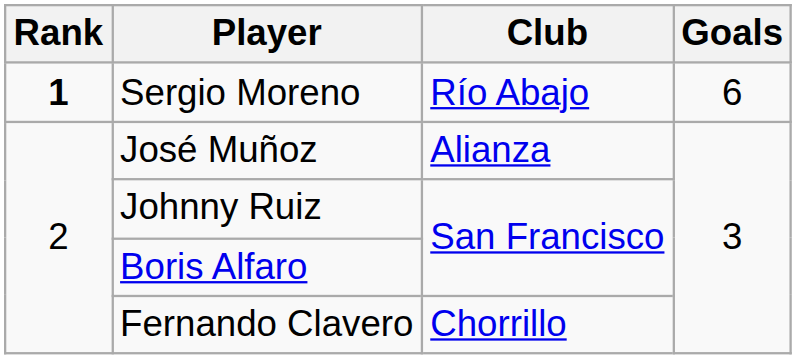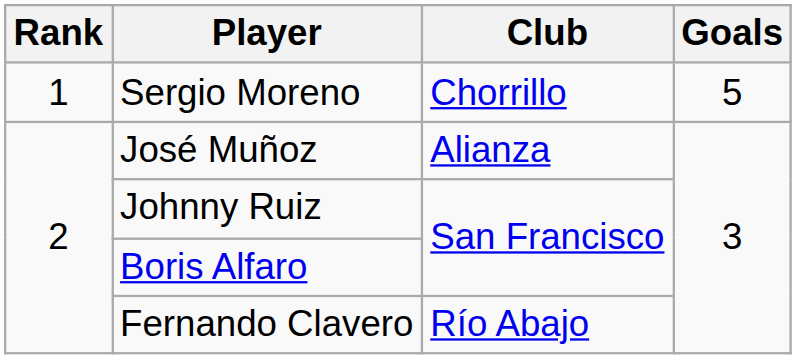(58, 91) bold -> (58, 91) normal
(510, 91) Río Abajo -> (498, 91) Chorrillo
(732, 91) 6 -> (732, 91) 5
(498, 324) Chorrillo -> (510, 324) Río Abajo
